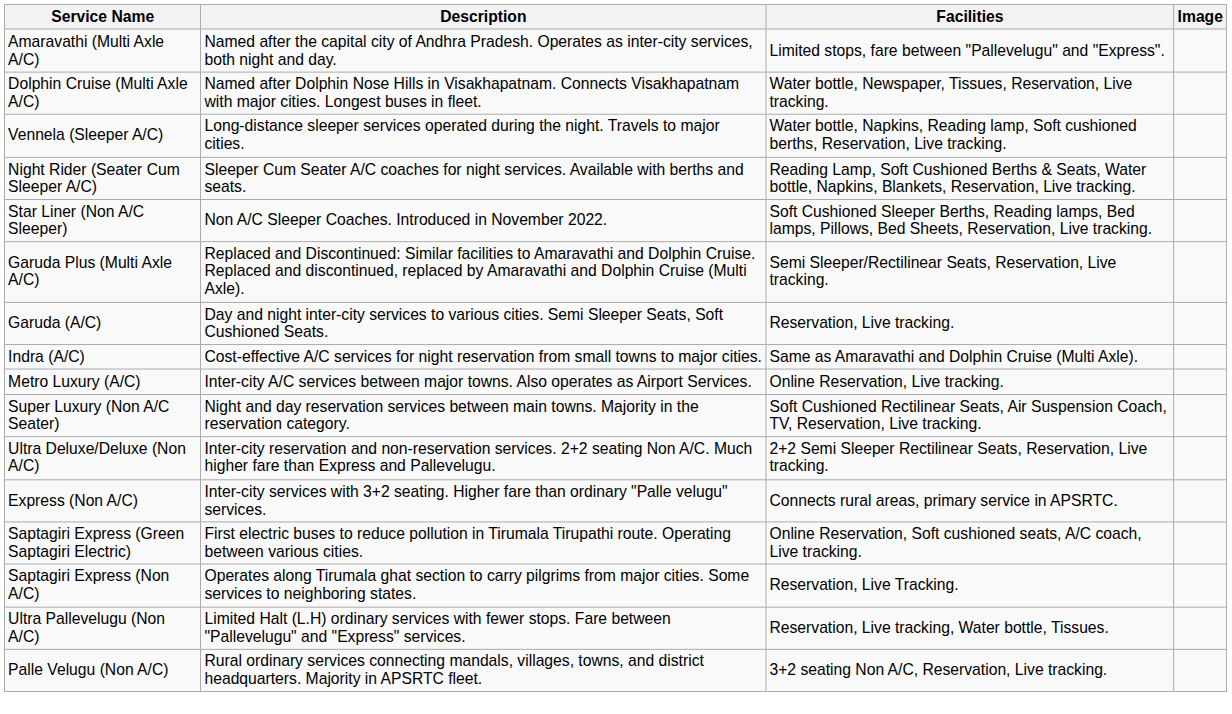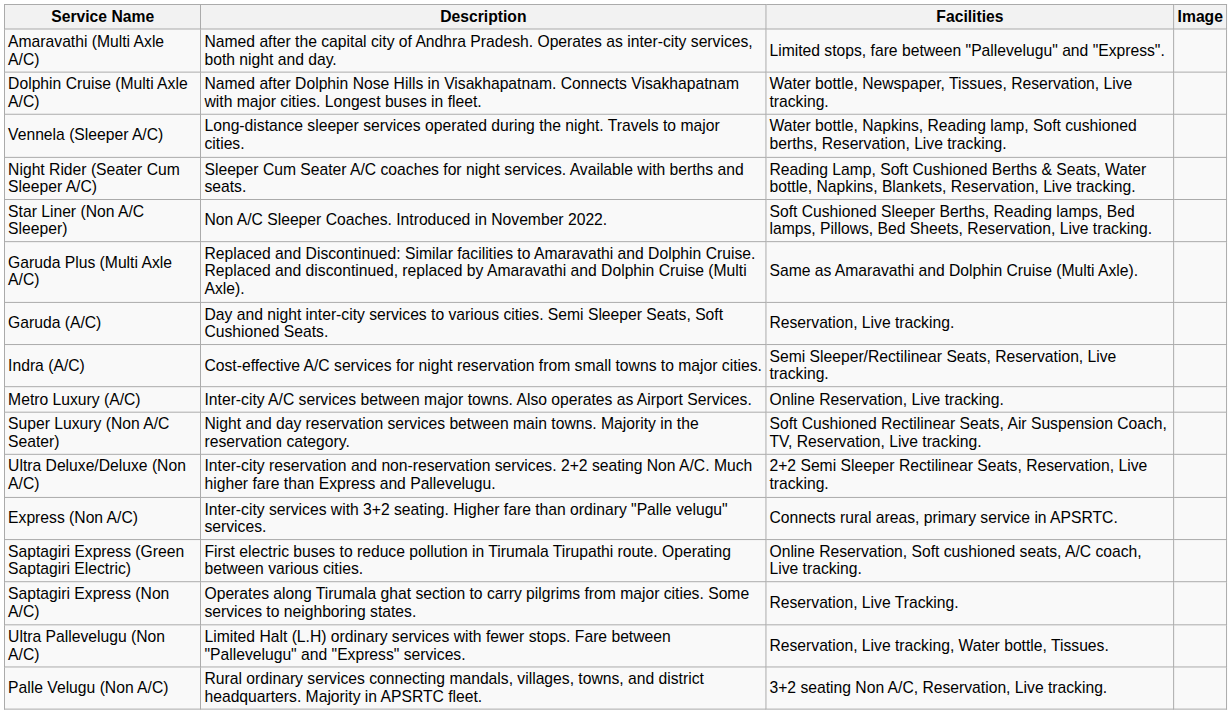(943, 271) Semi Sleeper/Rectilinear Seats, Reservation, Live tracking. -> (954, 271) Same as Amaravathi and Dolphin Cruise (Multi Axle).
(954, 356) Same as Amaravathi and Dolphin Cruise (Multi Axle). -> (943, 365) Semi Sleeper/Rectilinear Seats, Reservation, Live tracking.
